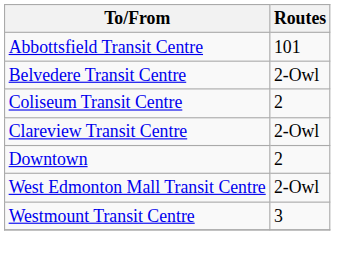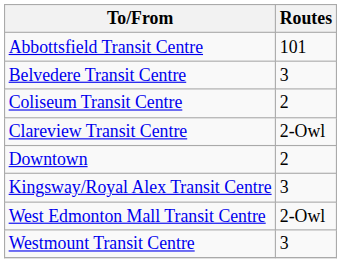(297, 74) 2-Owl -> (284, 74) 3
+ row: (140, 187)
